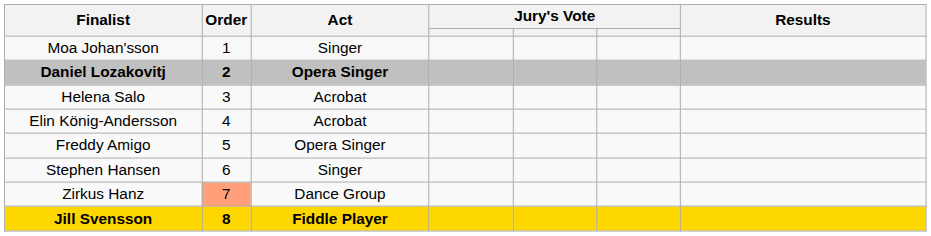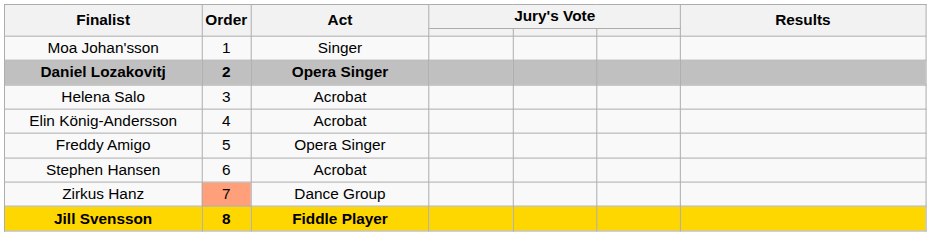(340, 169) Singer -> (340, 169) Acrobat
